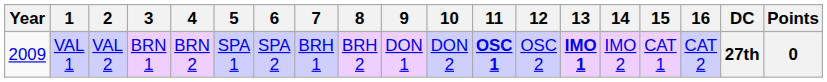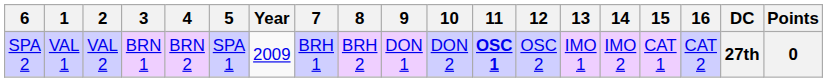columns swapped: (27, 18) <-> (274, 18)
(581, 54) bold -> (581, 54) normal
